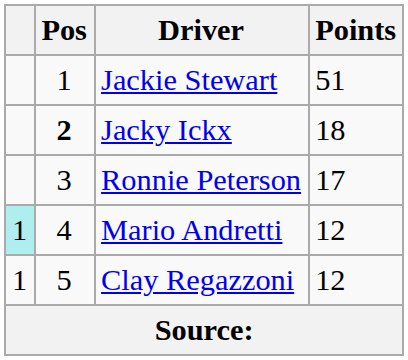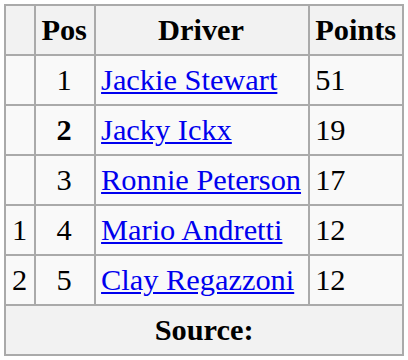(330, 130) 18 -> (330, 130) 19
(20, 230) paleturquoise background -> (20, 230) no background
(20, 280) 1 -> (20, 280) 2
